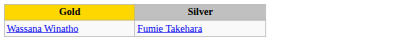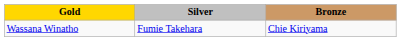+ column: (331, 12)
